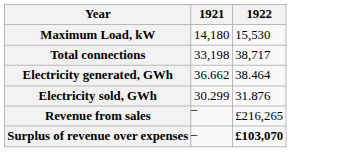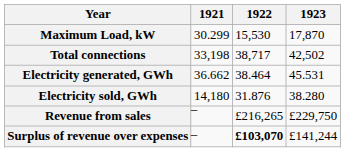+ column: (313, 14)
(212, 34) 14,180 -> (212, 34) 30.299
(212, 95) 30.299 -> (212, 95) 14,180
